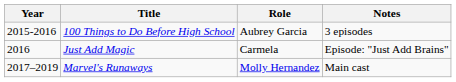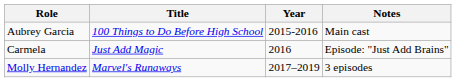columns swapped: (33, 13) <-> (280, 13)
(349, 31) 3 episodes -> (347, 31) Main cast
(347, 67) Main cast -> (349, 67) 3 episodes
